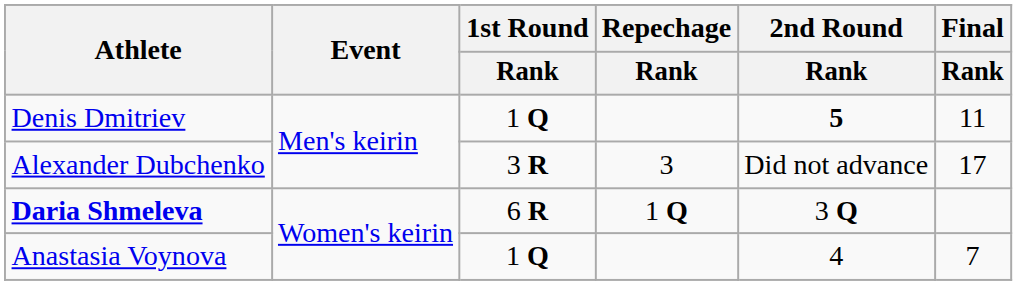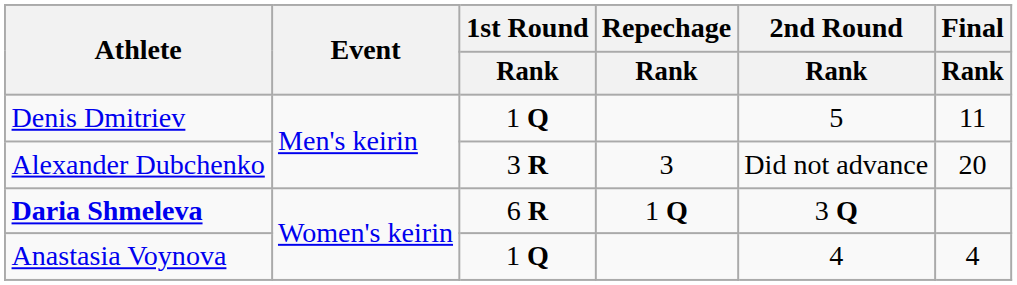(836, 118) bold -> (836, 118) normal
(973, 164) 17 -> (973, 164) 20
(973, 257) 7 -> (973, 257) 4
